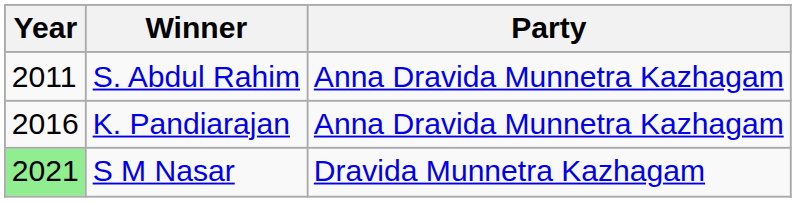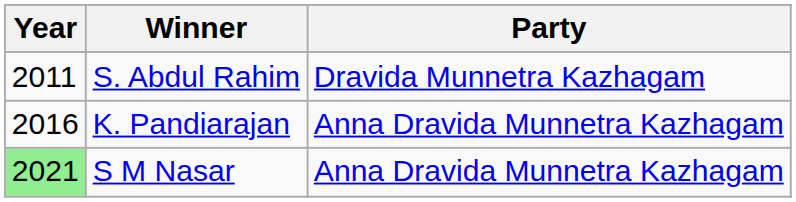(549, 76) Anna Dravida Munnetra Kazhagam -> (509, 76) Dravida Munnetra Kazhagam
(509, 171) Dravida Munnetra Kazhagam -> (549, 171) Anna Dravida Munnetra Kazhagam
